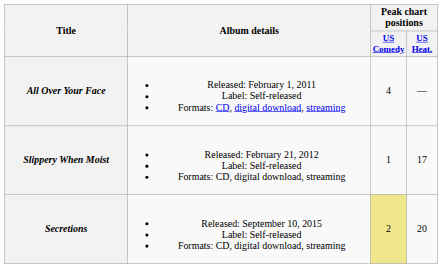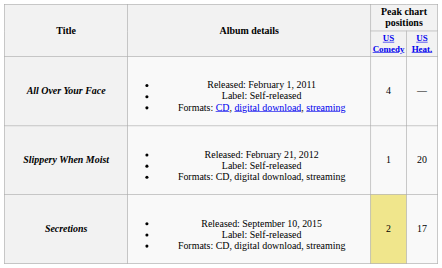(422, 160) 17 -> (422, 160) 20
(422, 229) 20 -> (422, 229) 17
